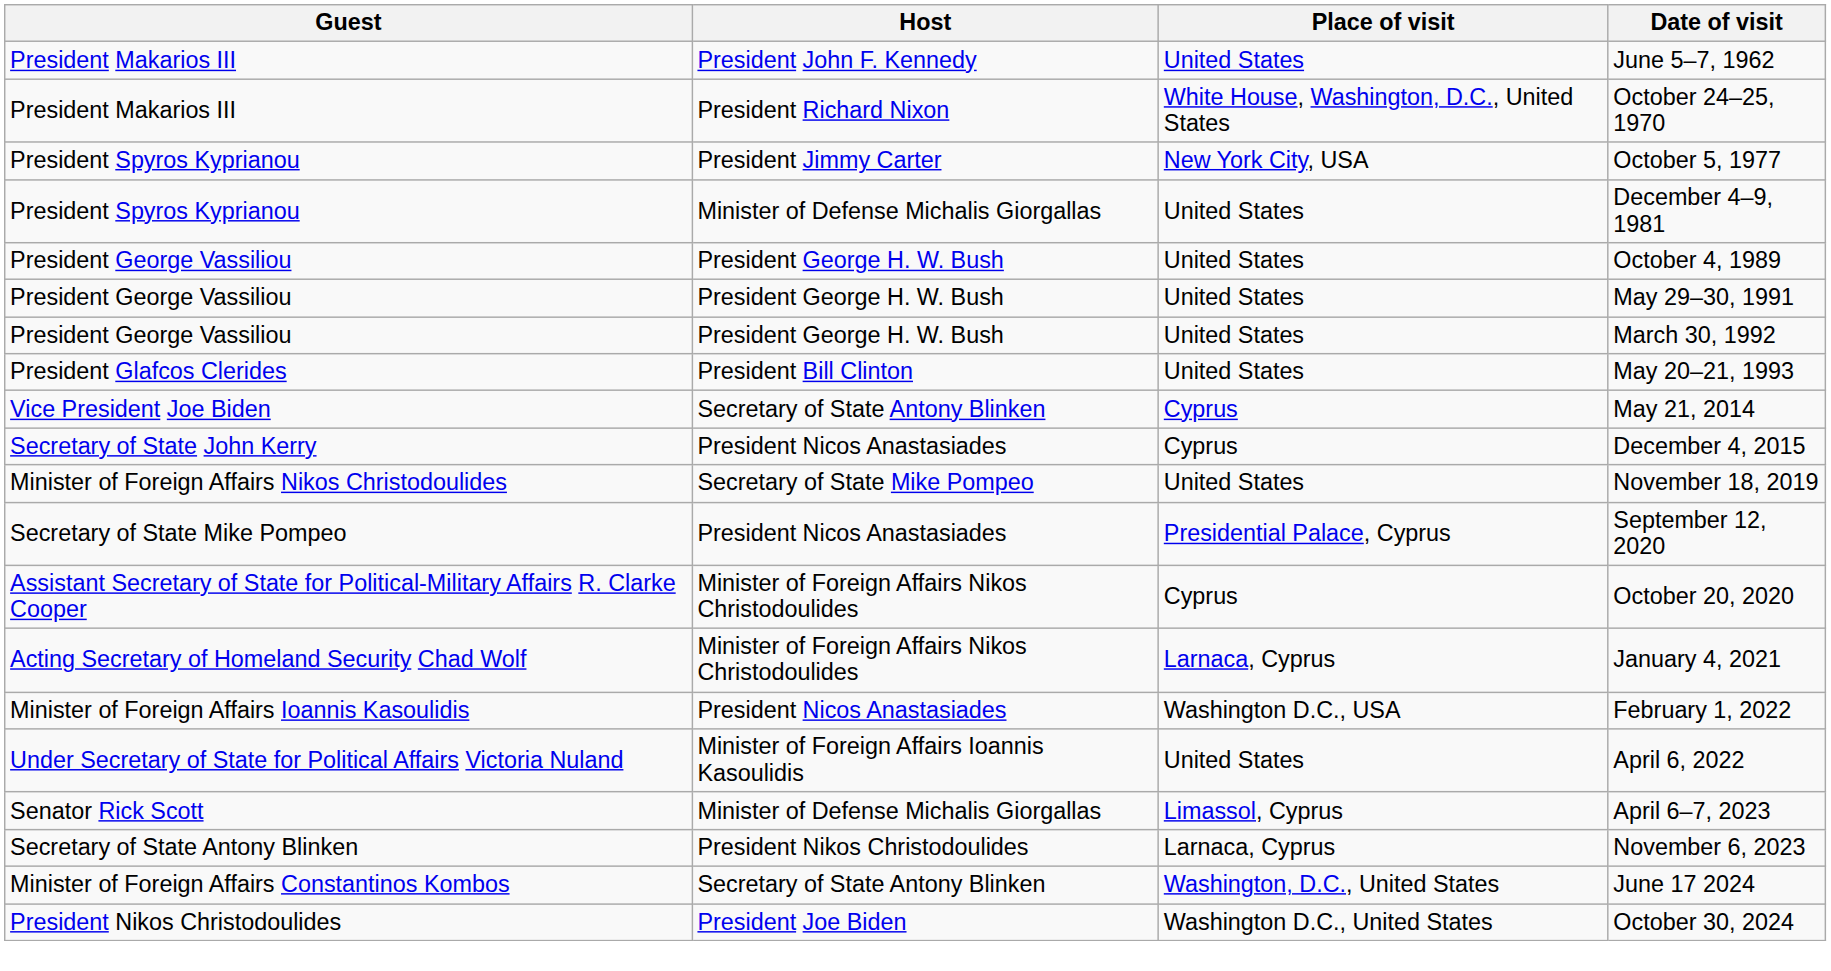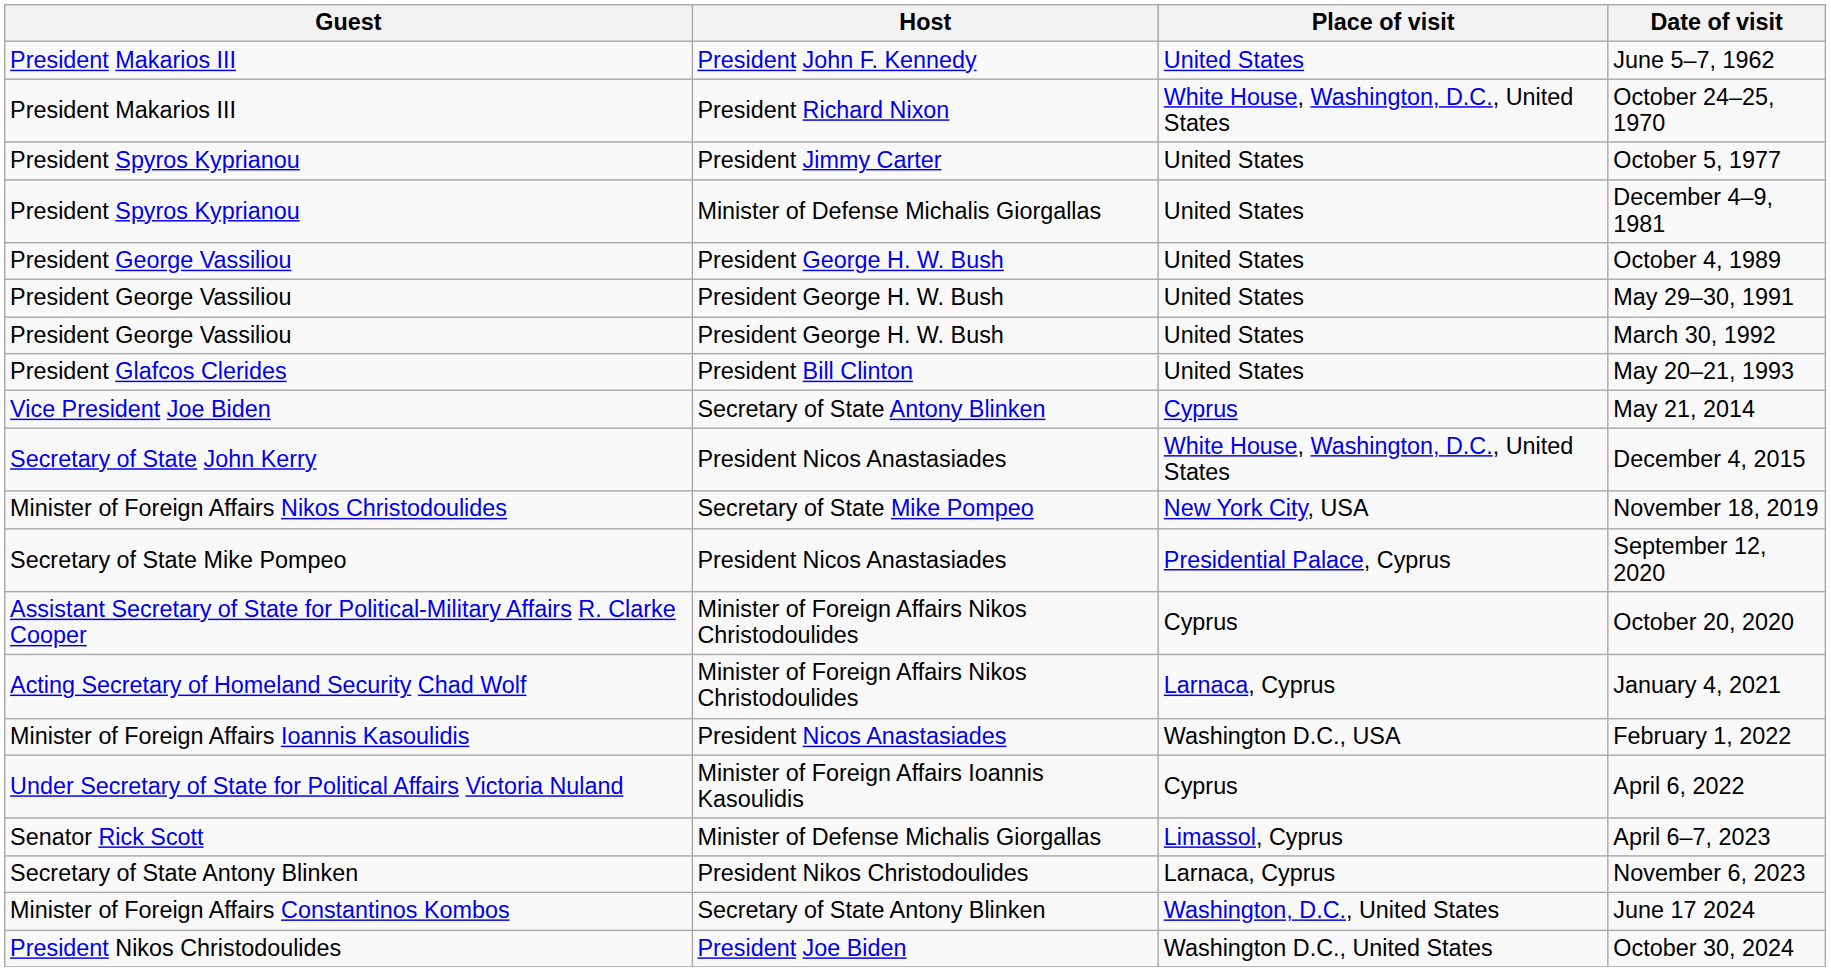(1266, 160) New York City, USA -> (1234, 160) United States
(1201, 446) Cyprus -> (1369, 459) White House, Washington, D.C., United States
(1234, 483) United States -> (1266, 509) New York City, USA
(1234, 760) United States -> (1201, 786) Cyprus
